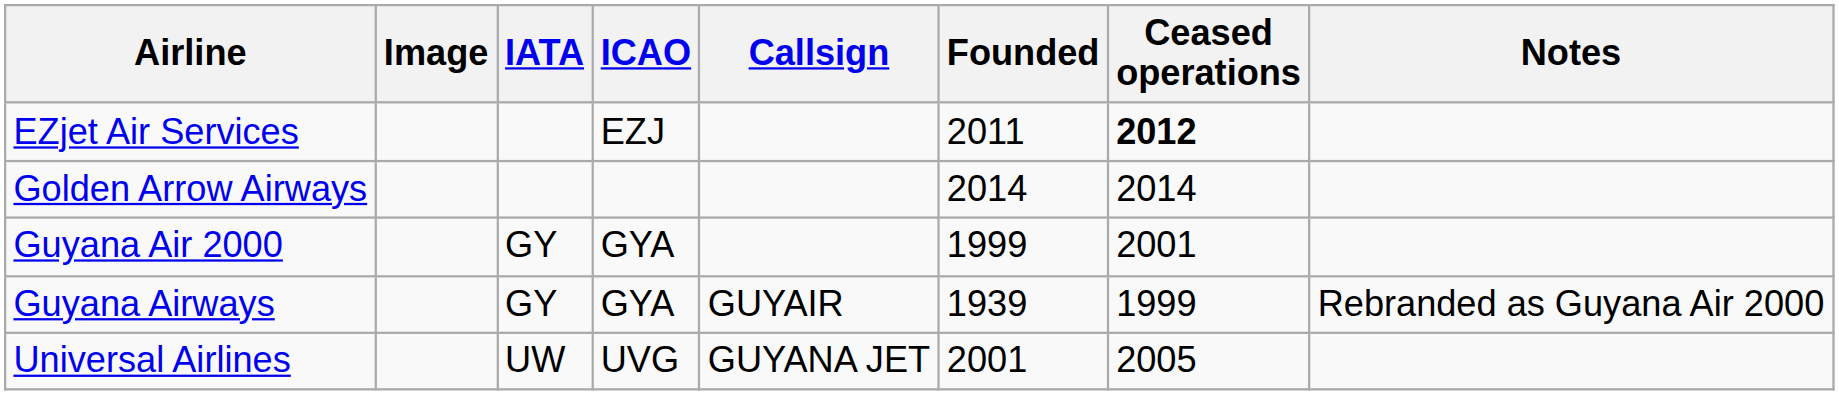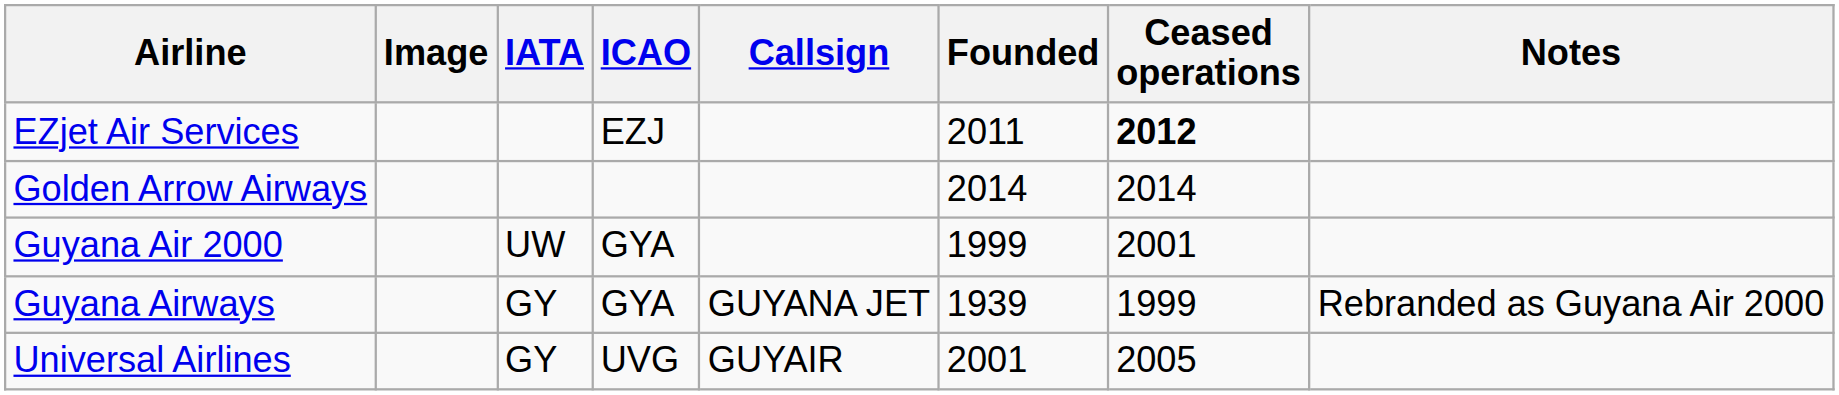(531, 245) GY -> (535, 245) UW
(776, 303) GUYAIR -> (819, 303) GUYANA JET
(535, 360) UW -> (531, 360) GY
(819, 360) GUYANA JET -> (776, 360) GUYAIR
